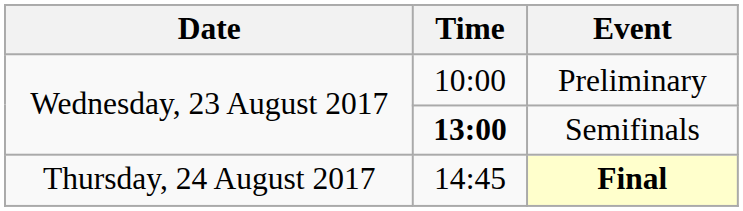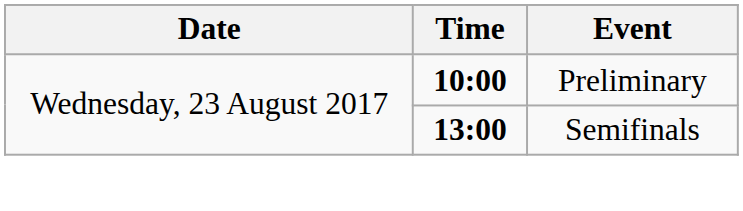(470, 79) normal -> (470, 79) bold
- row: (632, 179)
